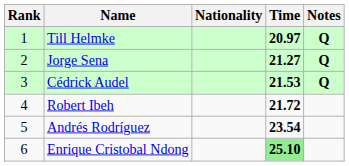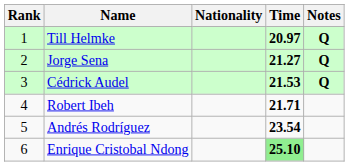(285, 104) 21.72 -> (285, 104) 21.71
